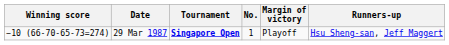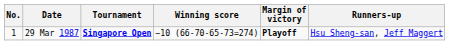columns swapped: (251, 16) <-> (58, 16)
(279, 34) normal -> (279, 34) bold
